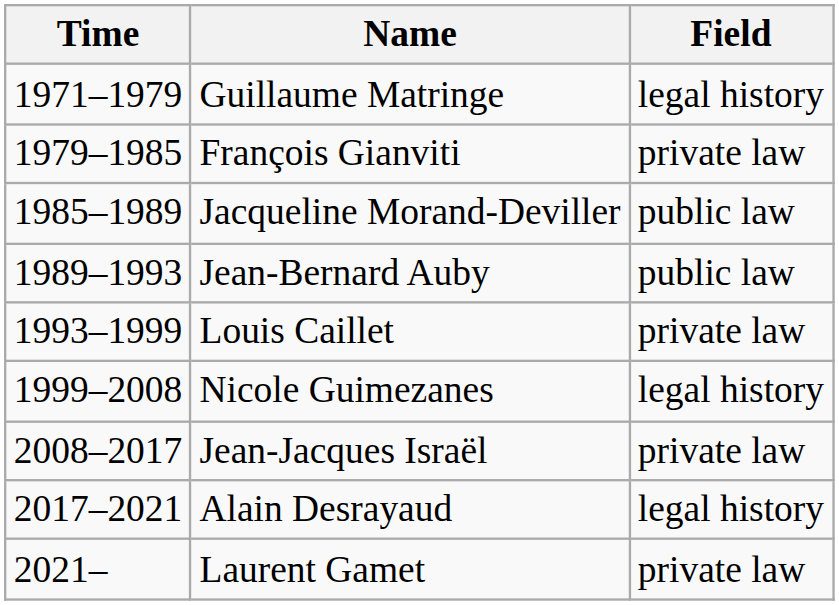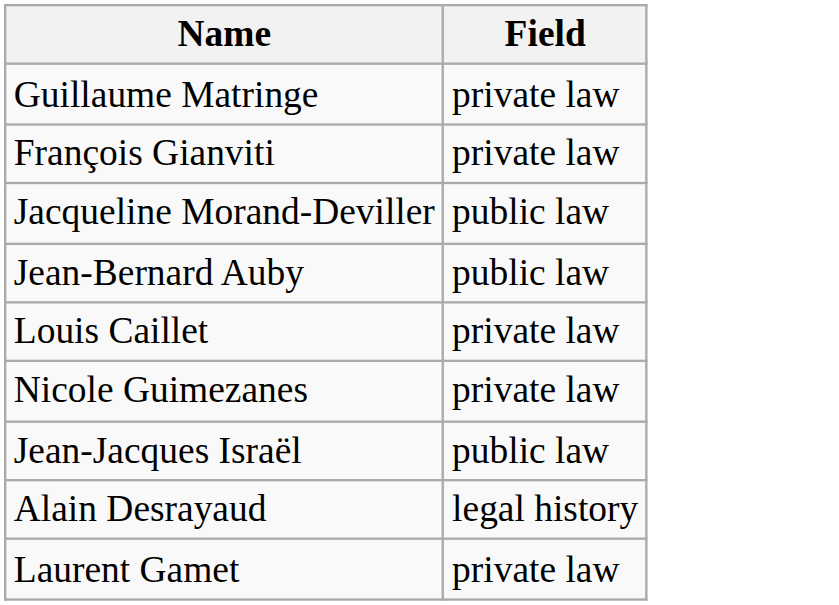- column: (98, 34)
(731, 93) legal history -> (536, 93) private law
(731, 390) legal history -> (536, 390) private law
(722, 449) private law -> (531, 449) public law
